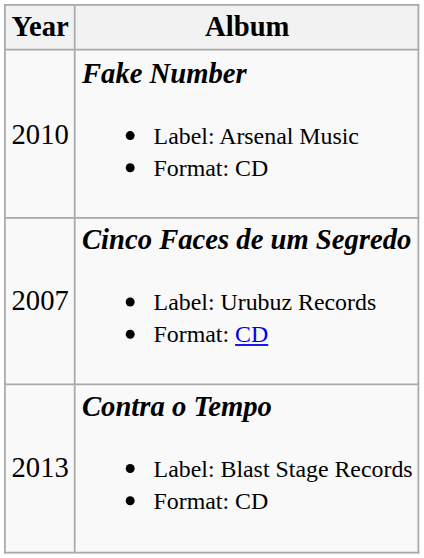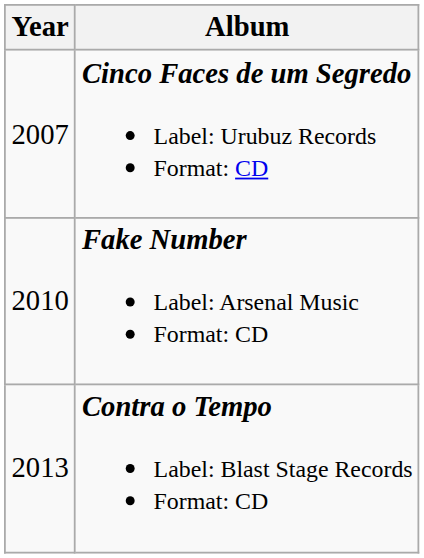rows swapped: (247, 287) <-> (247, 120)
